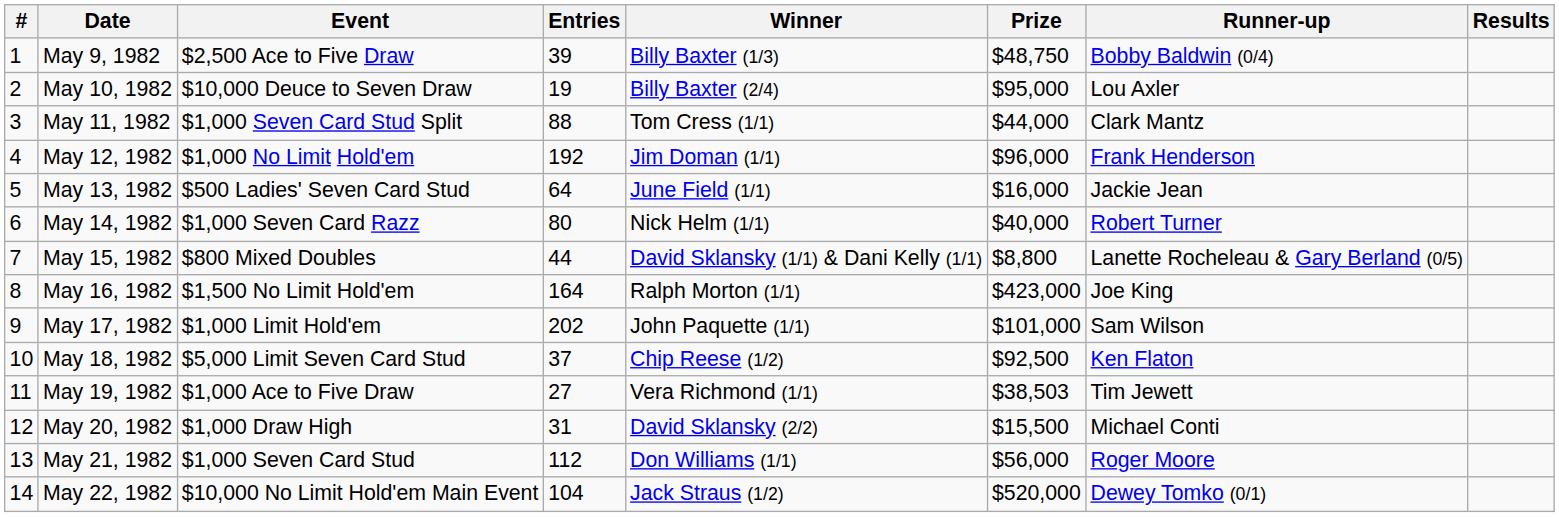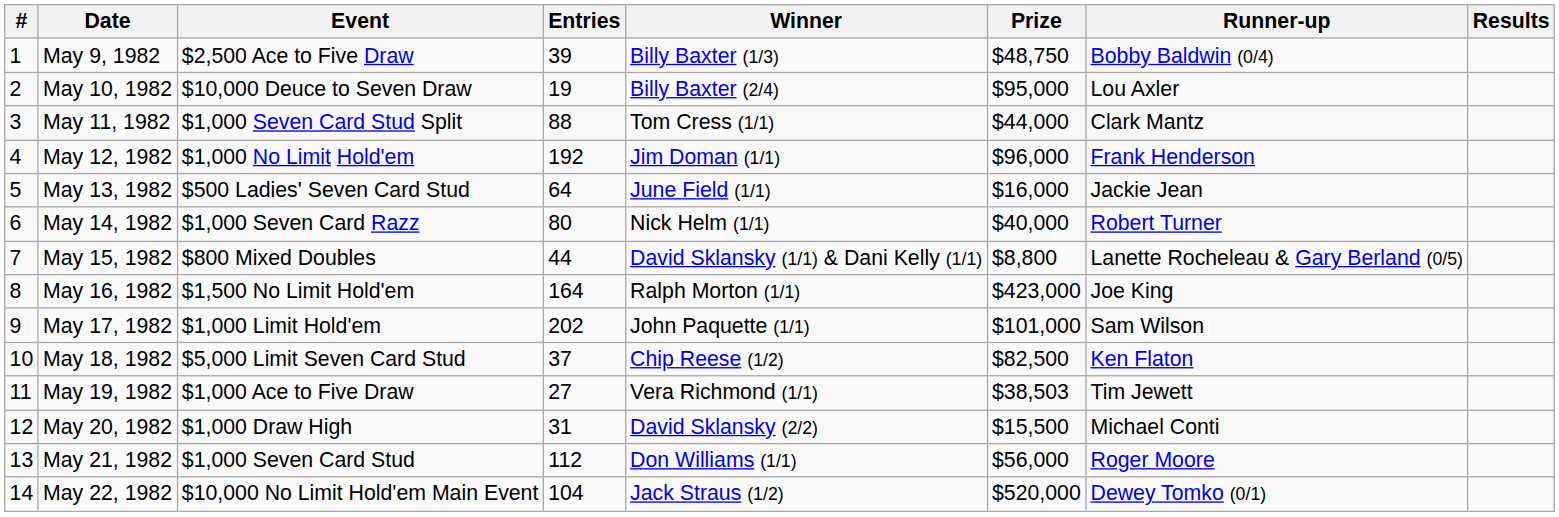(1030, 358) $92,500 -> (1030, 358) $82,500
